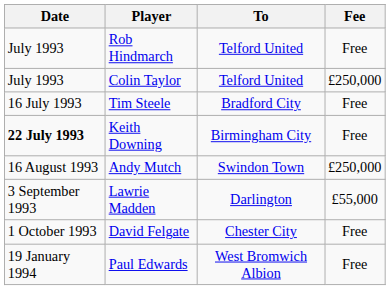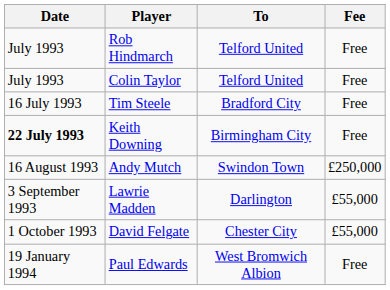(355, 80) £250,000 -> (355, 80) Free
(355, 232) Free -> (355, 232) £55,000
